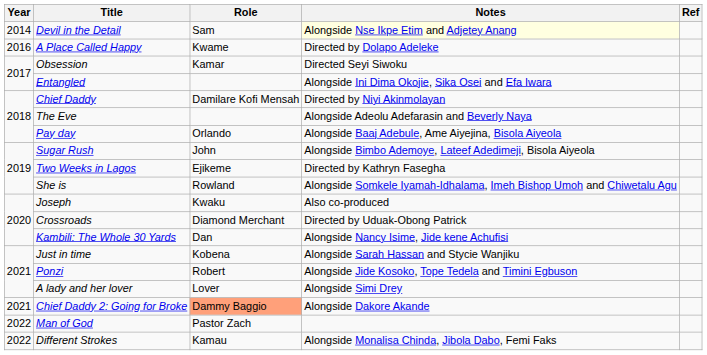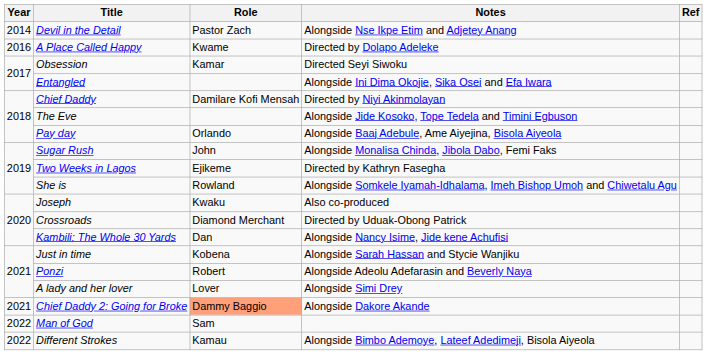(203, 30) Sam -> (222, 30) Pastor Zach
(410, 30) lightyellow background -> (410, 30) no background
(418, 116) Alongside Adeolu Adefarasin and Beverly Naya -> (441, 116) Alongside Jide Kosoko, Tope Tedela and Timini Egbuson
(449, 151) Alongside Bimbo Ademoye, Lateef Adedimeji, Bisola Aiyeola -> (430, 151) Alongside Monalisa Chinda, Jibola Dabo, Femi Faks
(441, 271) Alongside Jide Kosoko, Tope Tedela and Timini Egbuson -> (418, 271) Alongside Adeolu Adefarasin and Beverly Naya
(222, 323) Pastor Zach -> (203, 323) Sam
(430, 340) Alongside Monalisa Chinda, Jibola Dabo, Femi Faks -> (449, 340) Alongside Bimbo Ademoye, Lateef Adedimeji, Bisola Aiyeola
